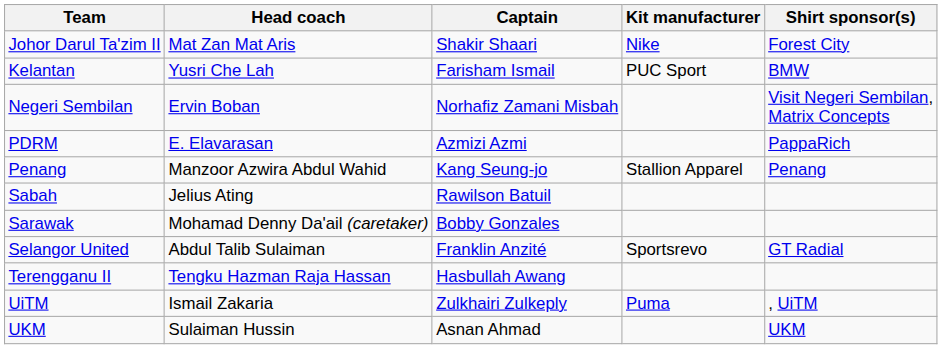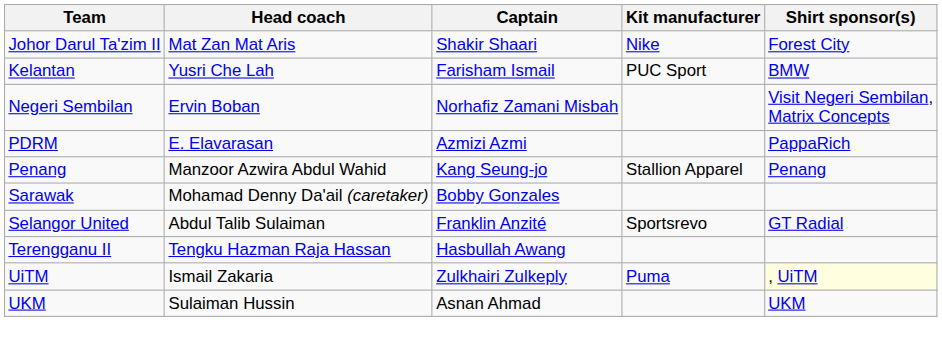- row: (33, 196)
(793, 303) no background -> (793, 276) lightyellow background
